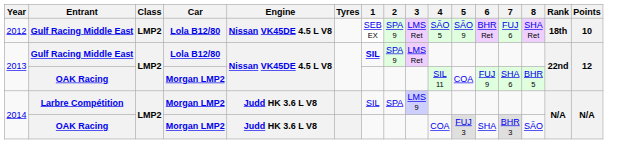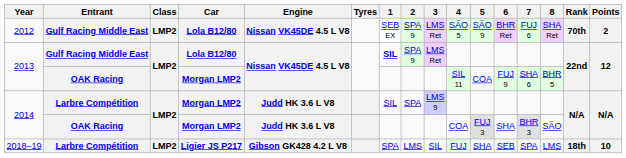(558, 30) 18th -> (577, 30) 70th
(587, 30) 10 -> (606, 30) 2
+ row: (24, 145)
